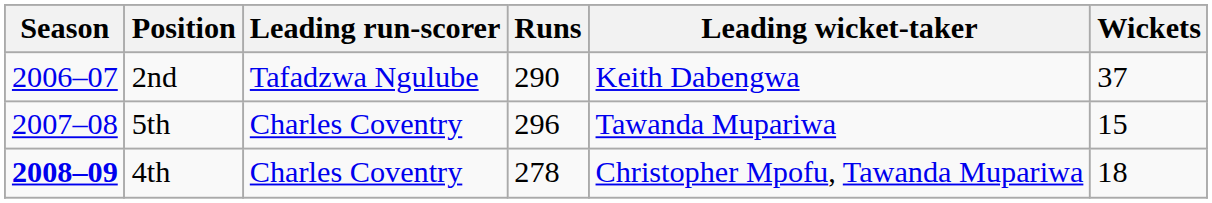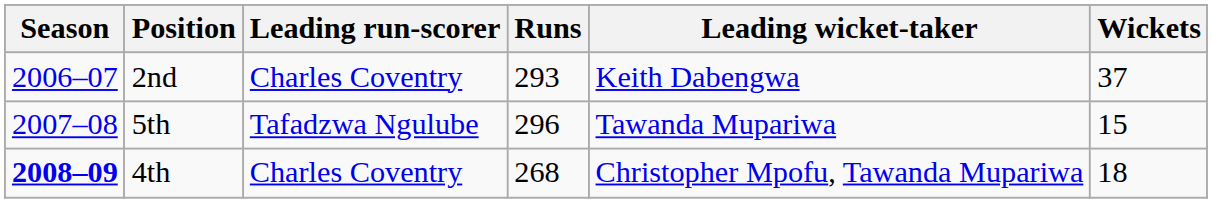(364, 76) Tafadzwa Ngulube -> (356, 76) Charles Coventry
(537, 76) 290 -> (537, 76) 293
(356, 124) Charles Coventry -> (364, 124) Tafadzwa Ngulube
(537, 172) 278 -> (537, 172) 268
